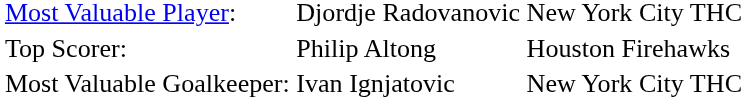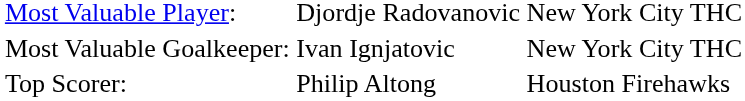rows swapped: (147, 83) <-> (66, 48)
